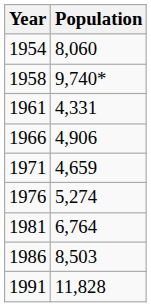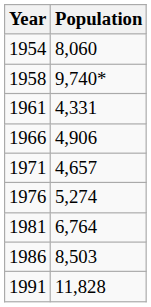(76, 167) 4,659 -> (76, 167) 4,657
